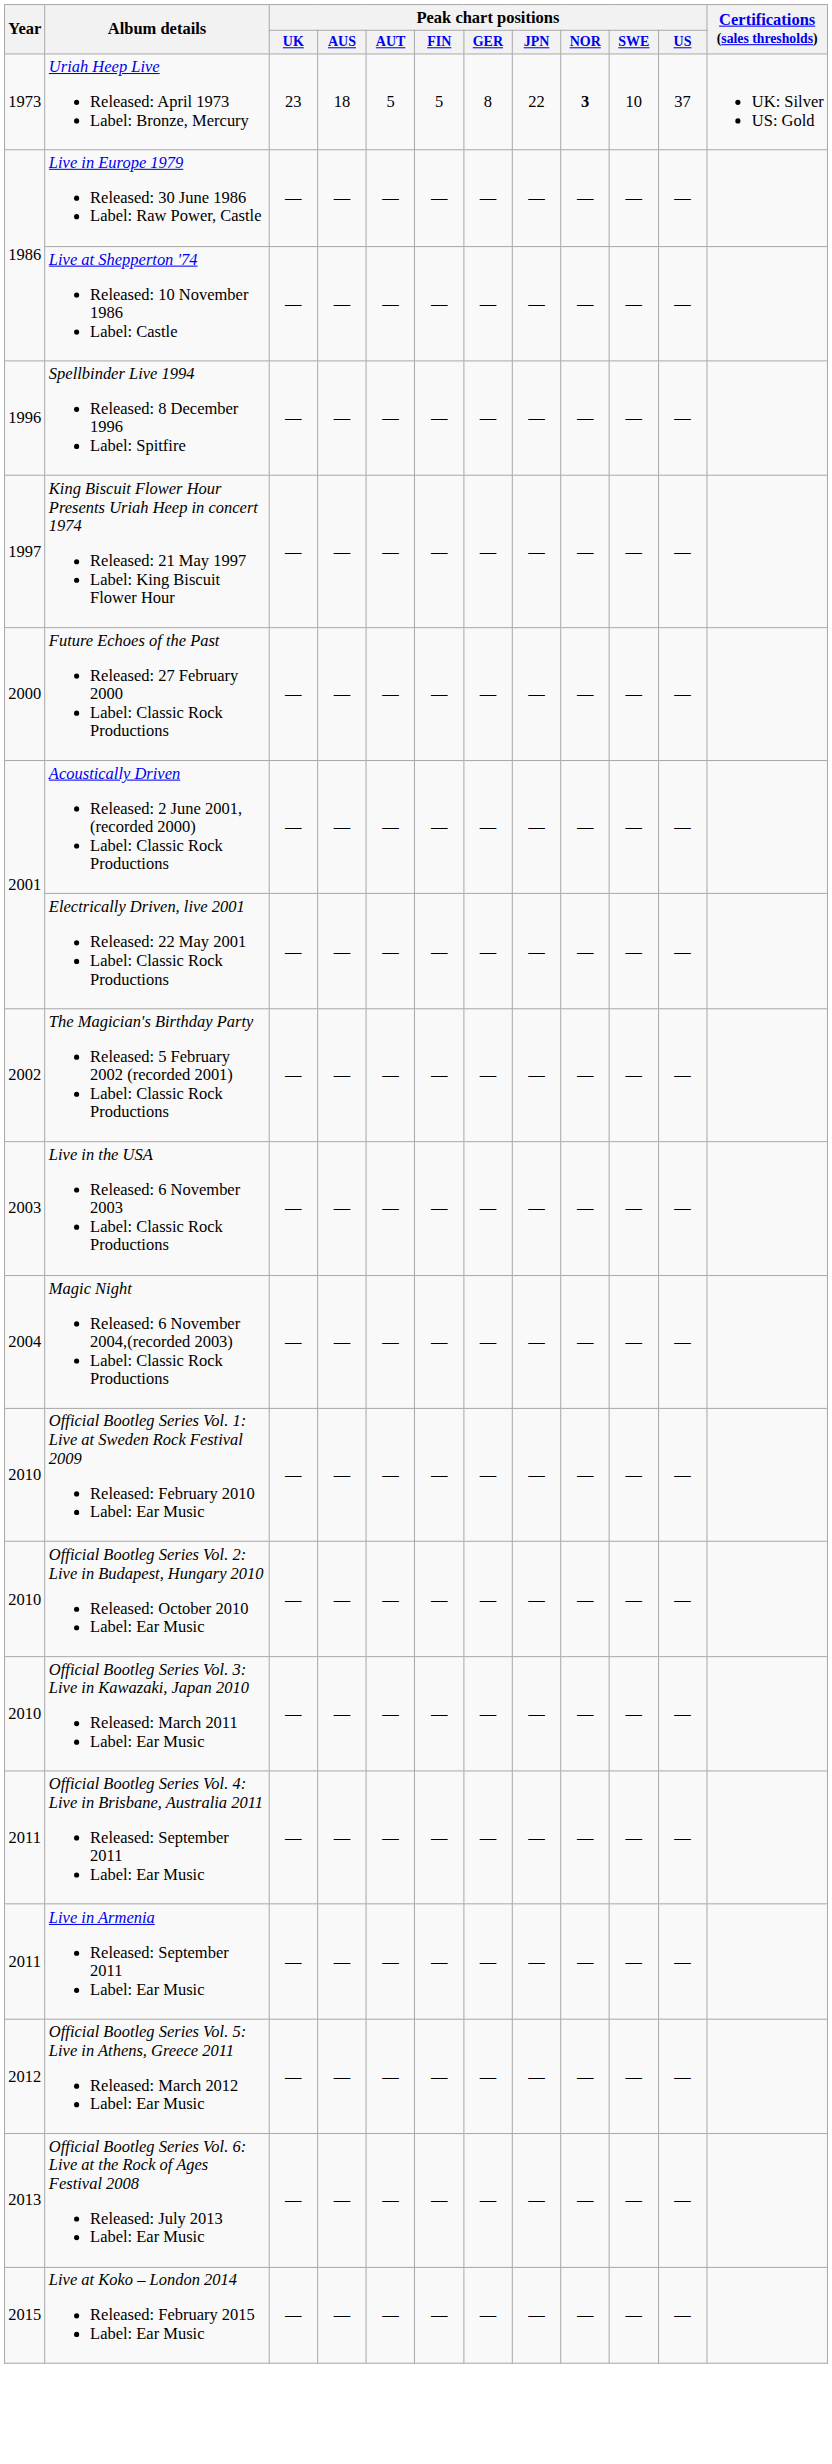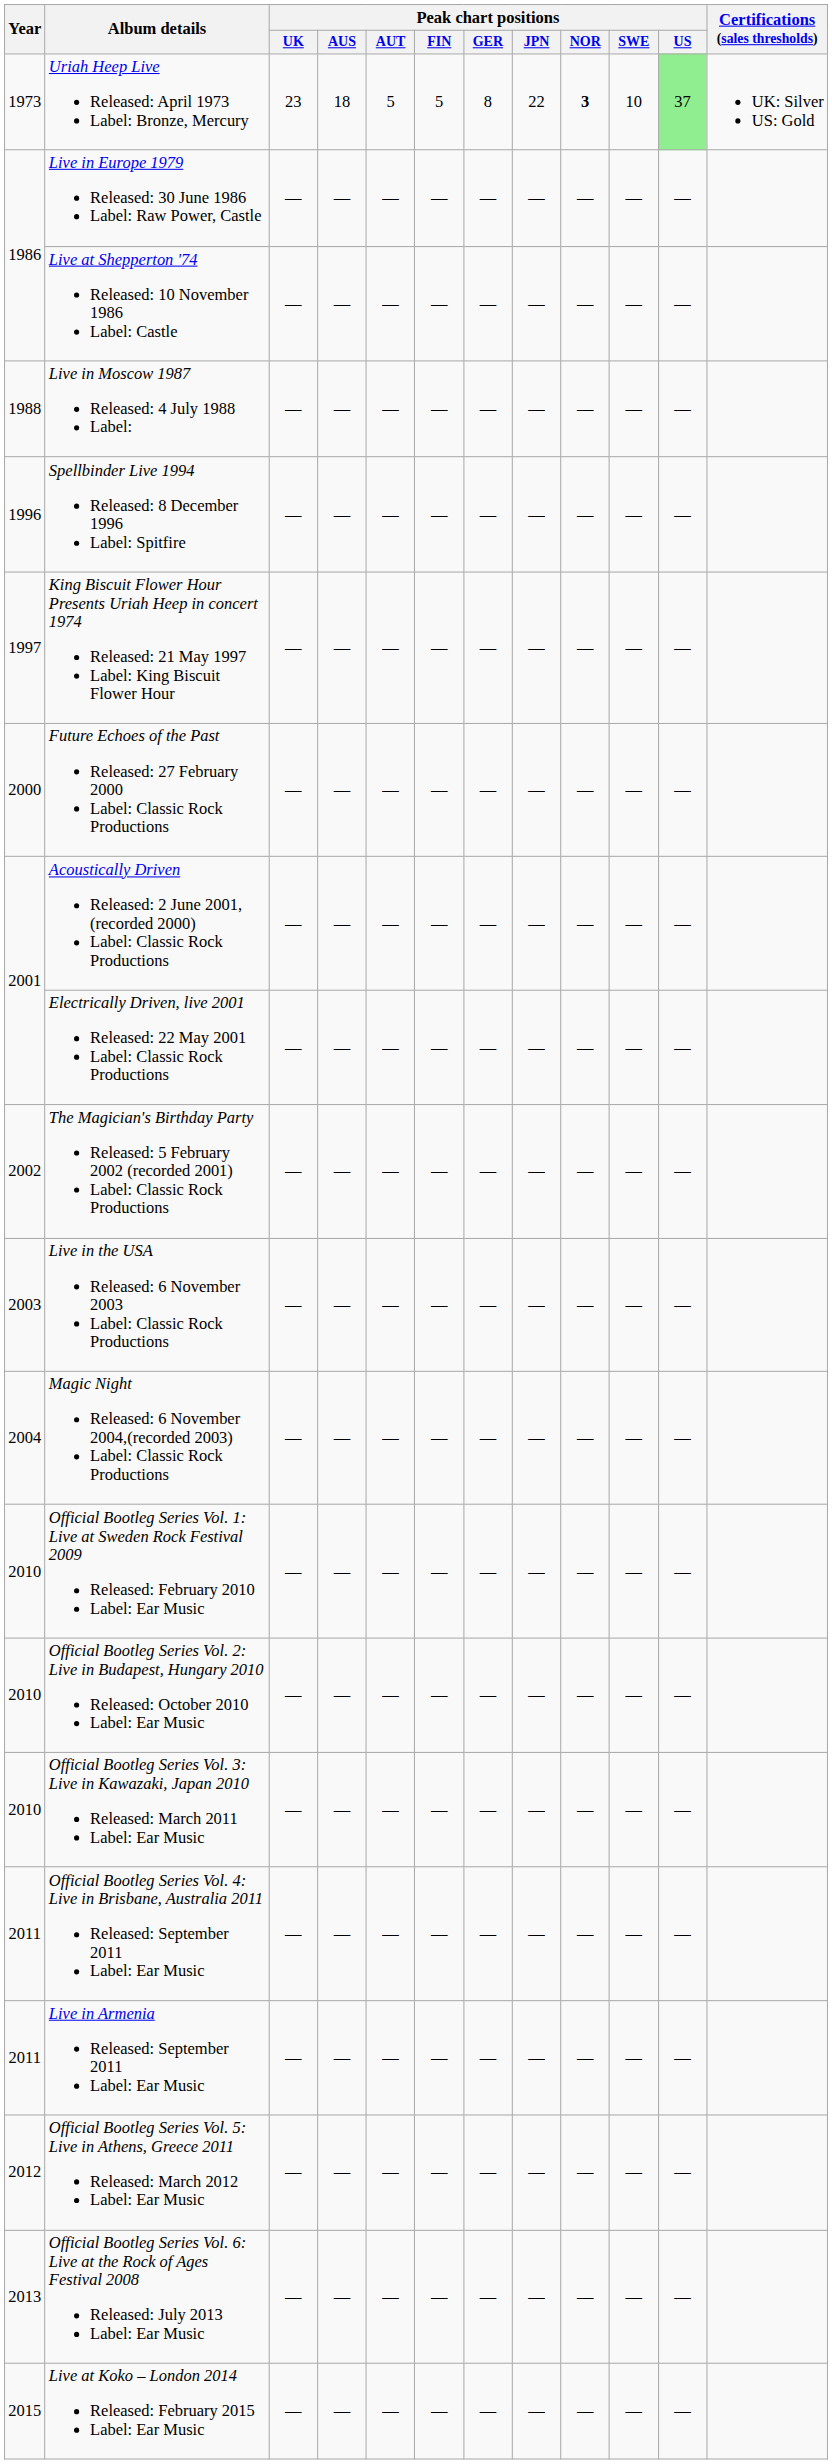(682, 101) no background -> (682, 101) lightgreen background
+ row: (157, 401)
